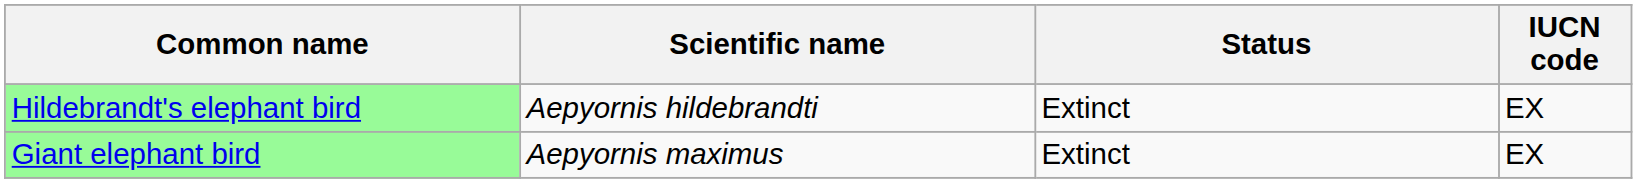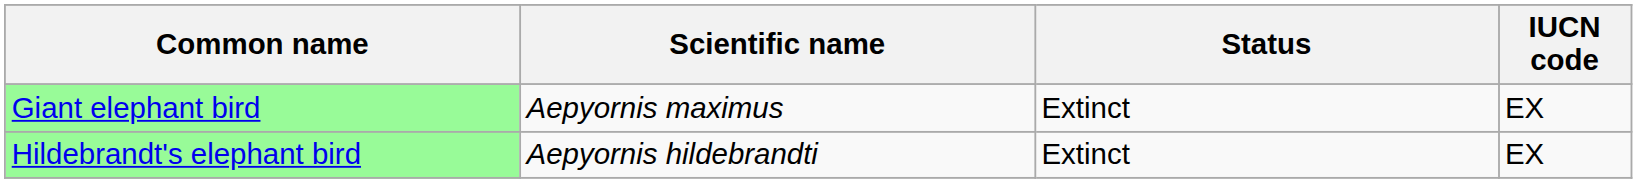rows swapped: (186, 107) <-> (136, 154)
